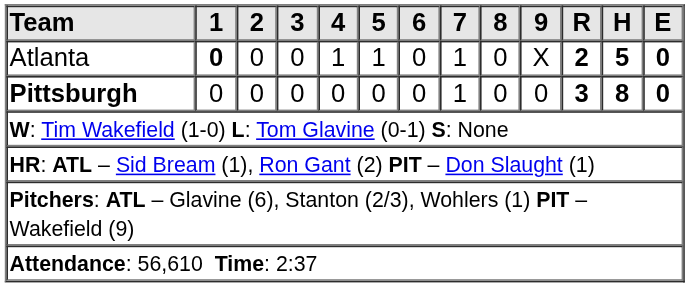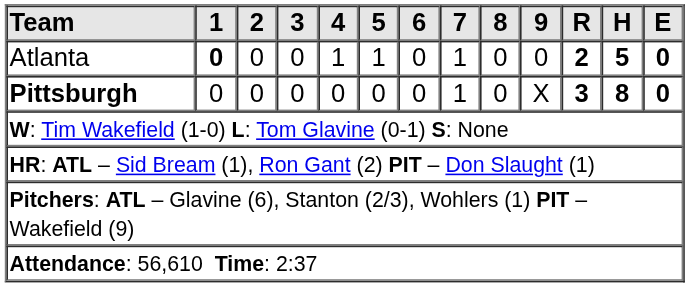(541, 58) X -> (541, 58) 0
(541, 93) 0 -> (541, 93) X
